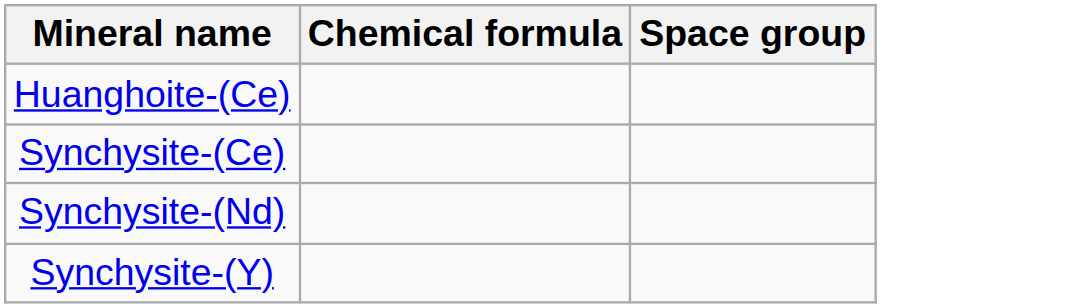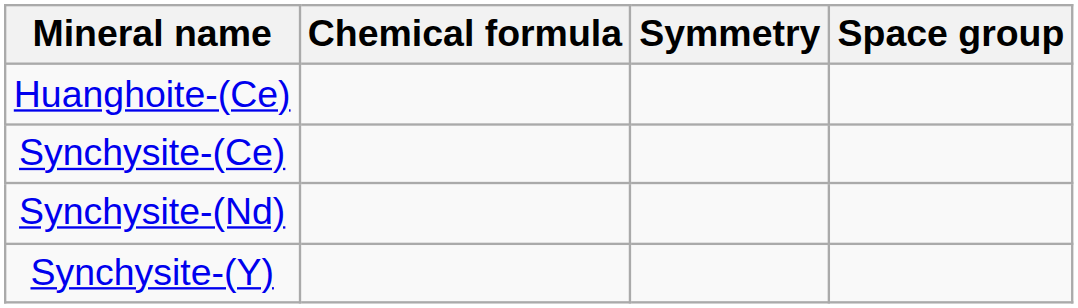+ column: (730, 34)
